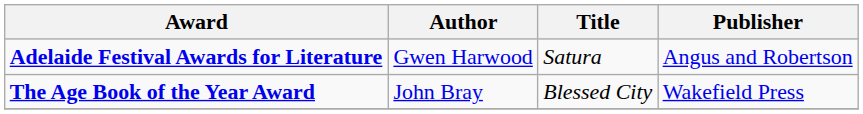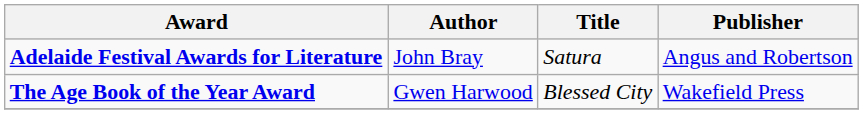(463, 56) Gwen Harwood -> (438, 56) John Bray
(438, 91) John Bray -> (463, 91) Gwen Harwood
